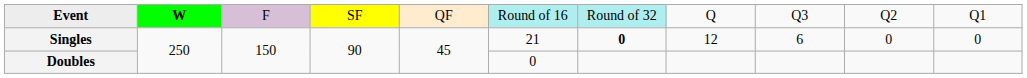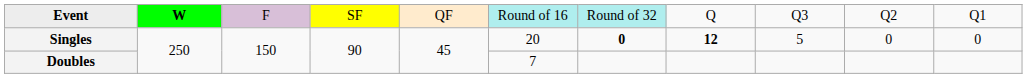(533, 39) 21 -> (533, 39) 20
(711, 39) normal -> (711, 39) bold
(800, 39) 6 -> (800, 39) 5
(533, 62) 0 -> (533, 62) 7
